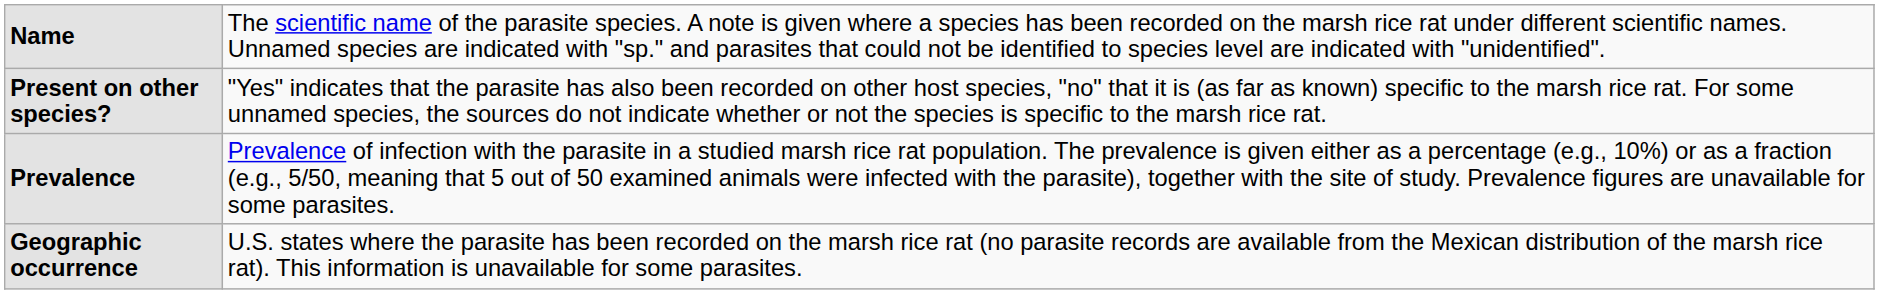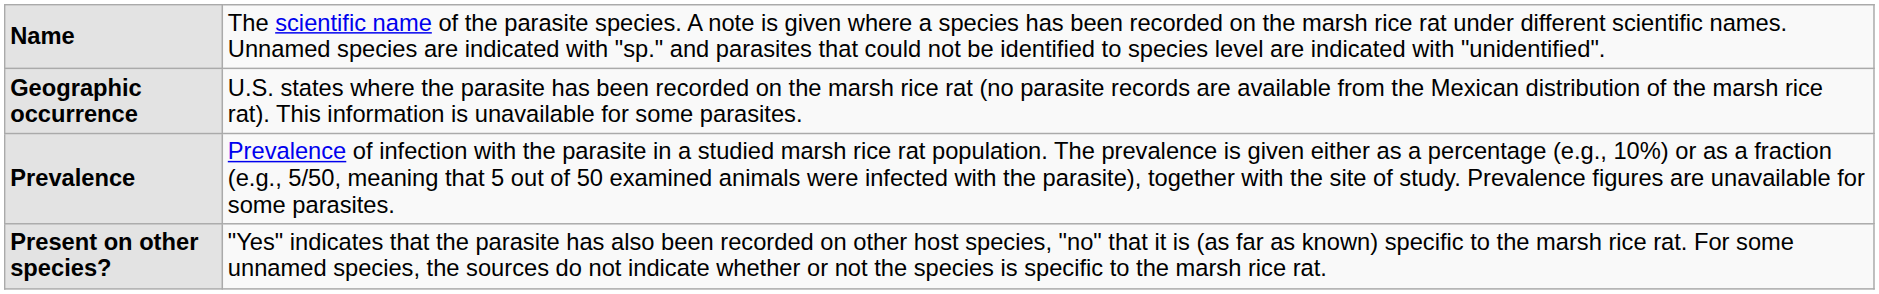rows swapped: (76, 255) <-> (104, 100)
